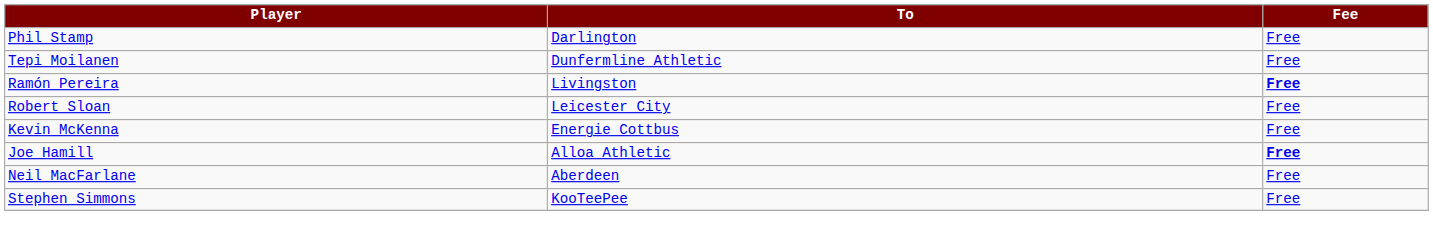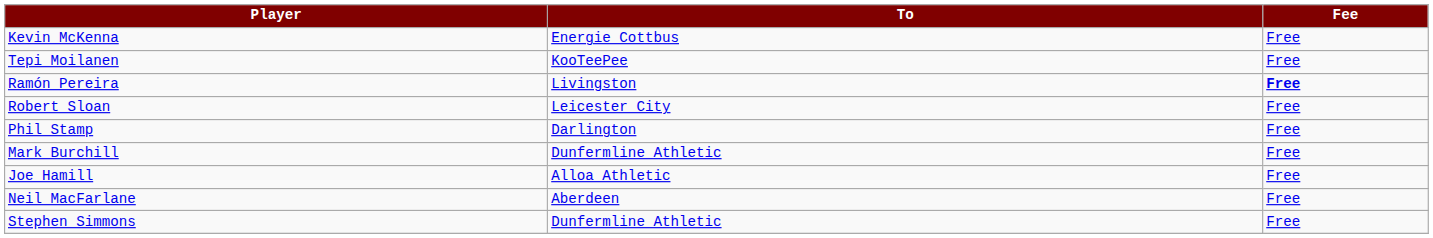rows swapped: (63, 131) <-> (51, 39)
(636, 62) Dunfermline Athletic -> (590, 62) KooTeePee
+ row: (63, 154)
(1283, 154) bold -> (1283, 177) normal
(590, 200) KooTeePee -> (636, 223) Dunfermline Athletic
